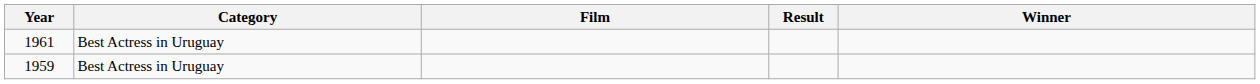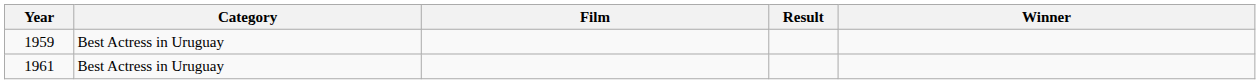rows swapped: (39, 66) <-> (39, 41)
